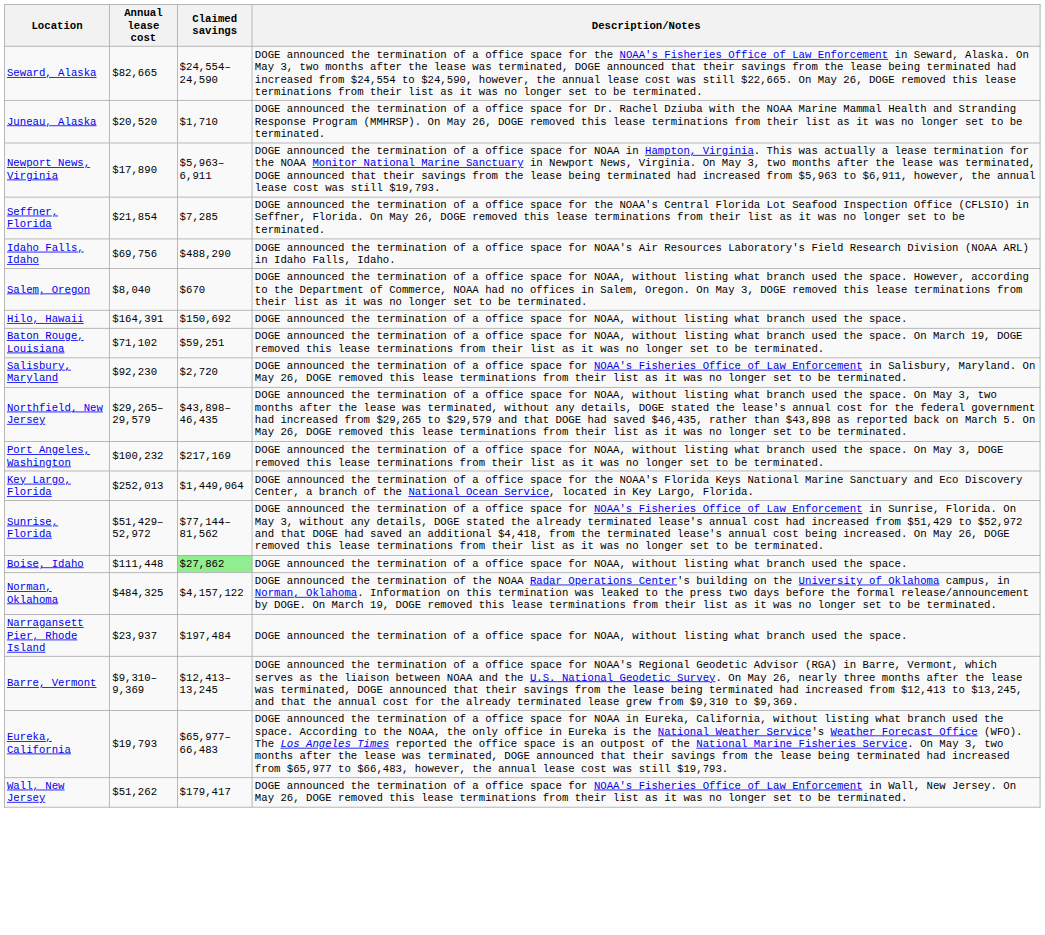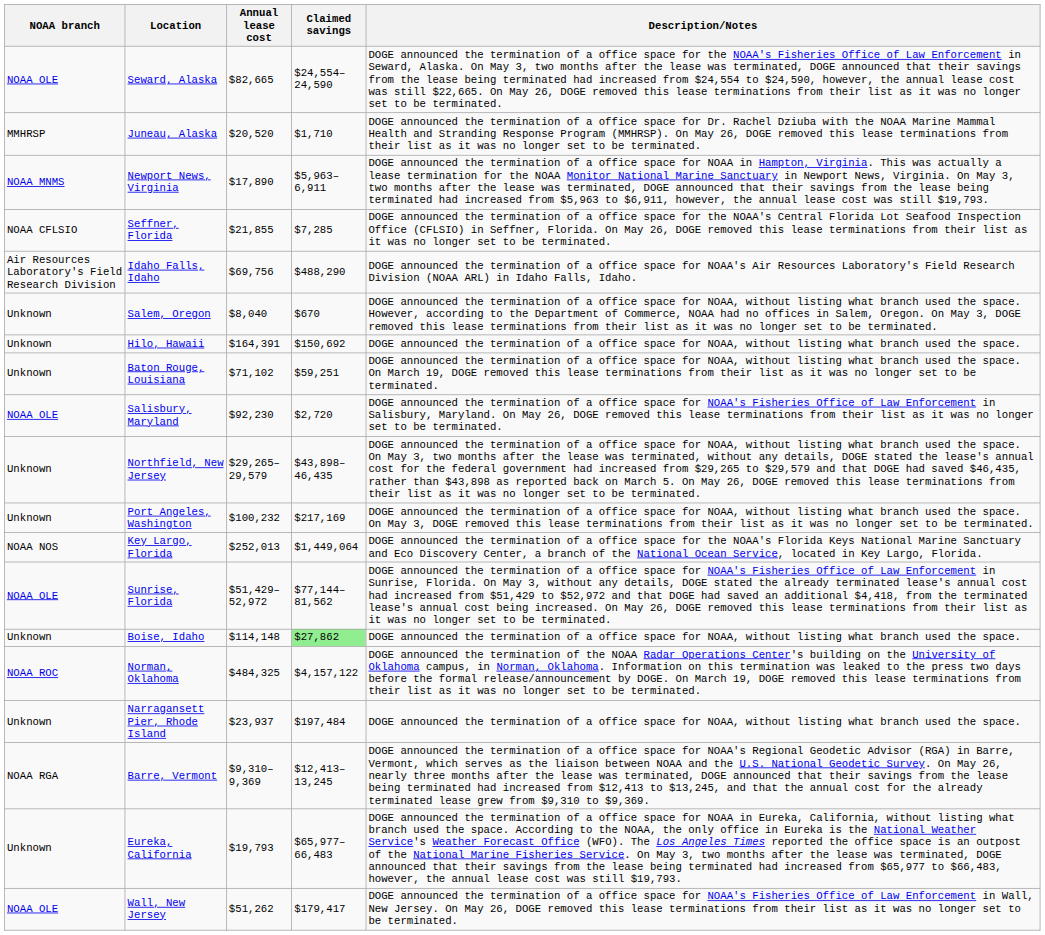+ column: (65, 25)
(135, 218) $21,854 -> (251, 230) $21,855
(138, 564) $111,448 -> (254, 638) $114,148
